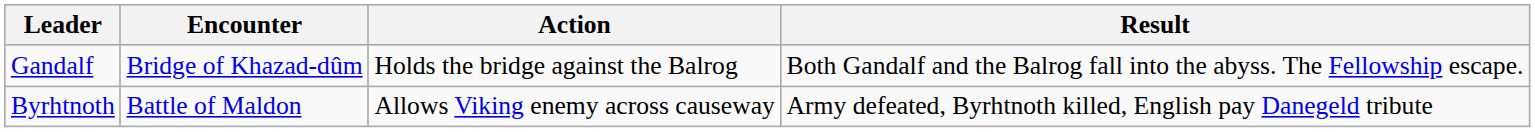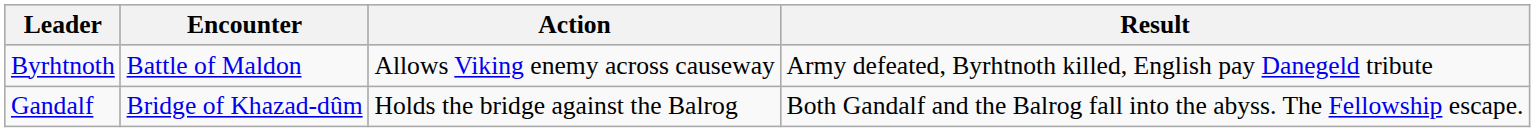rows swapped: (63, 106) <-> (52, 65)
